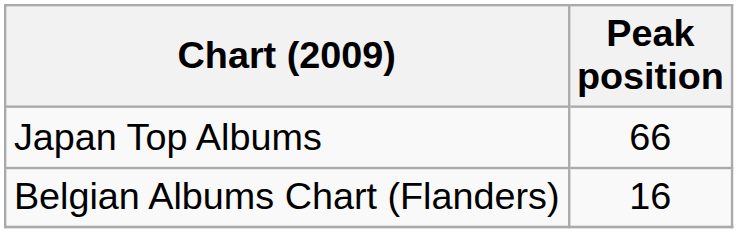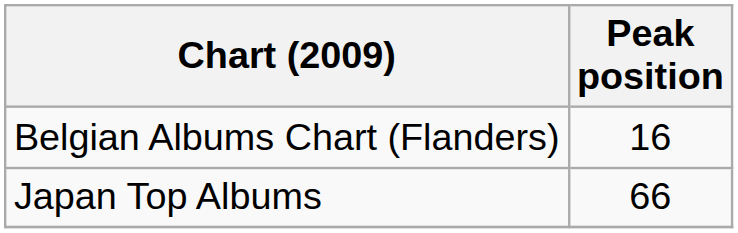rows swapped: (287, 196) <-> (168, 136)
